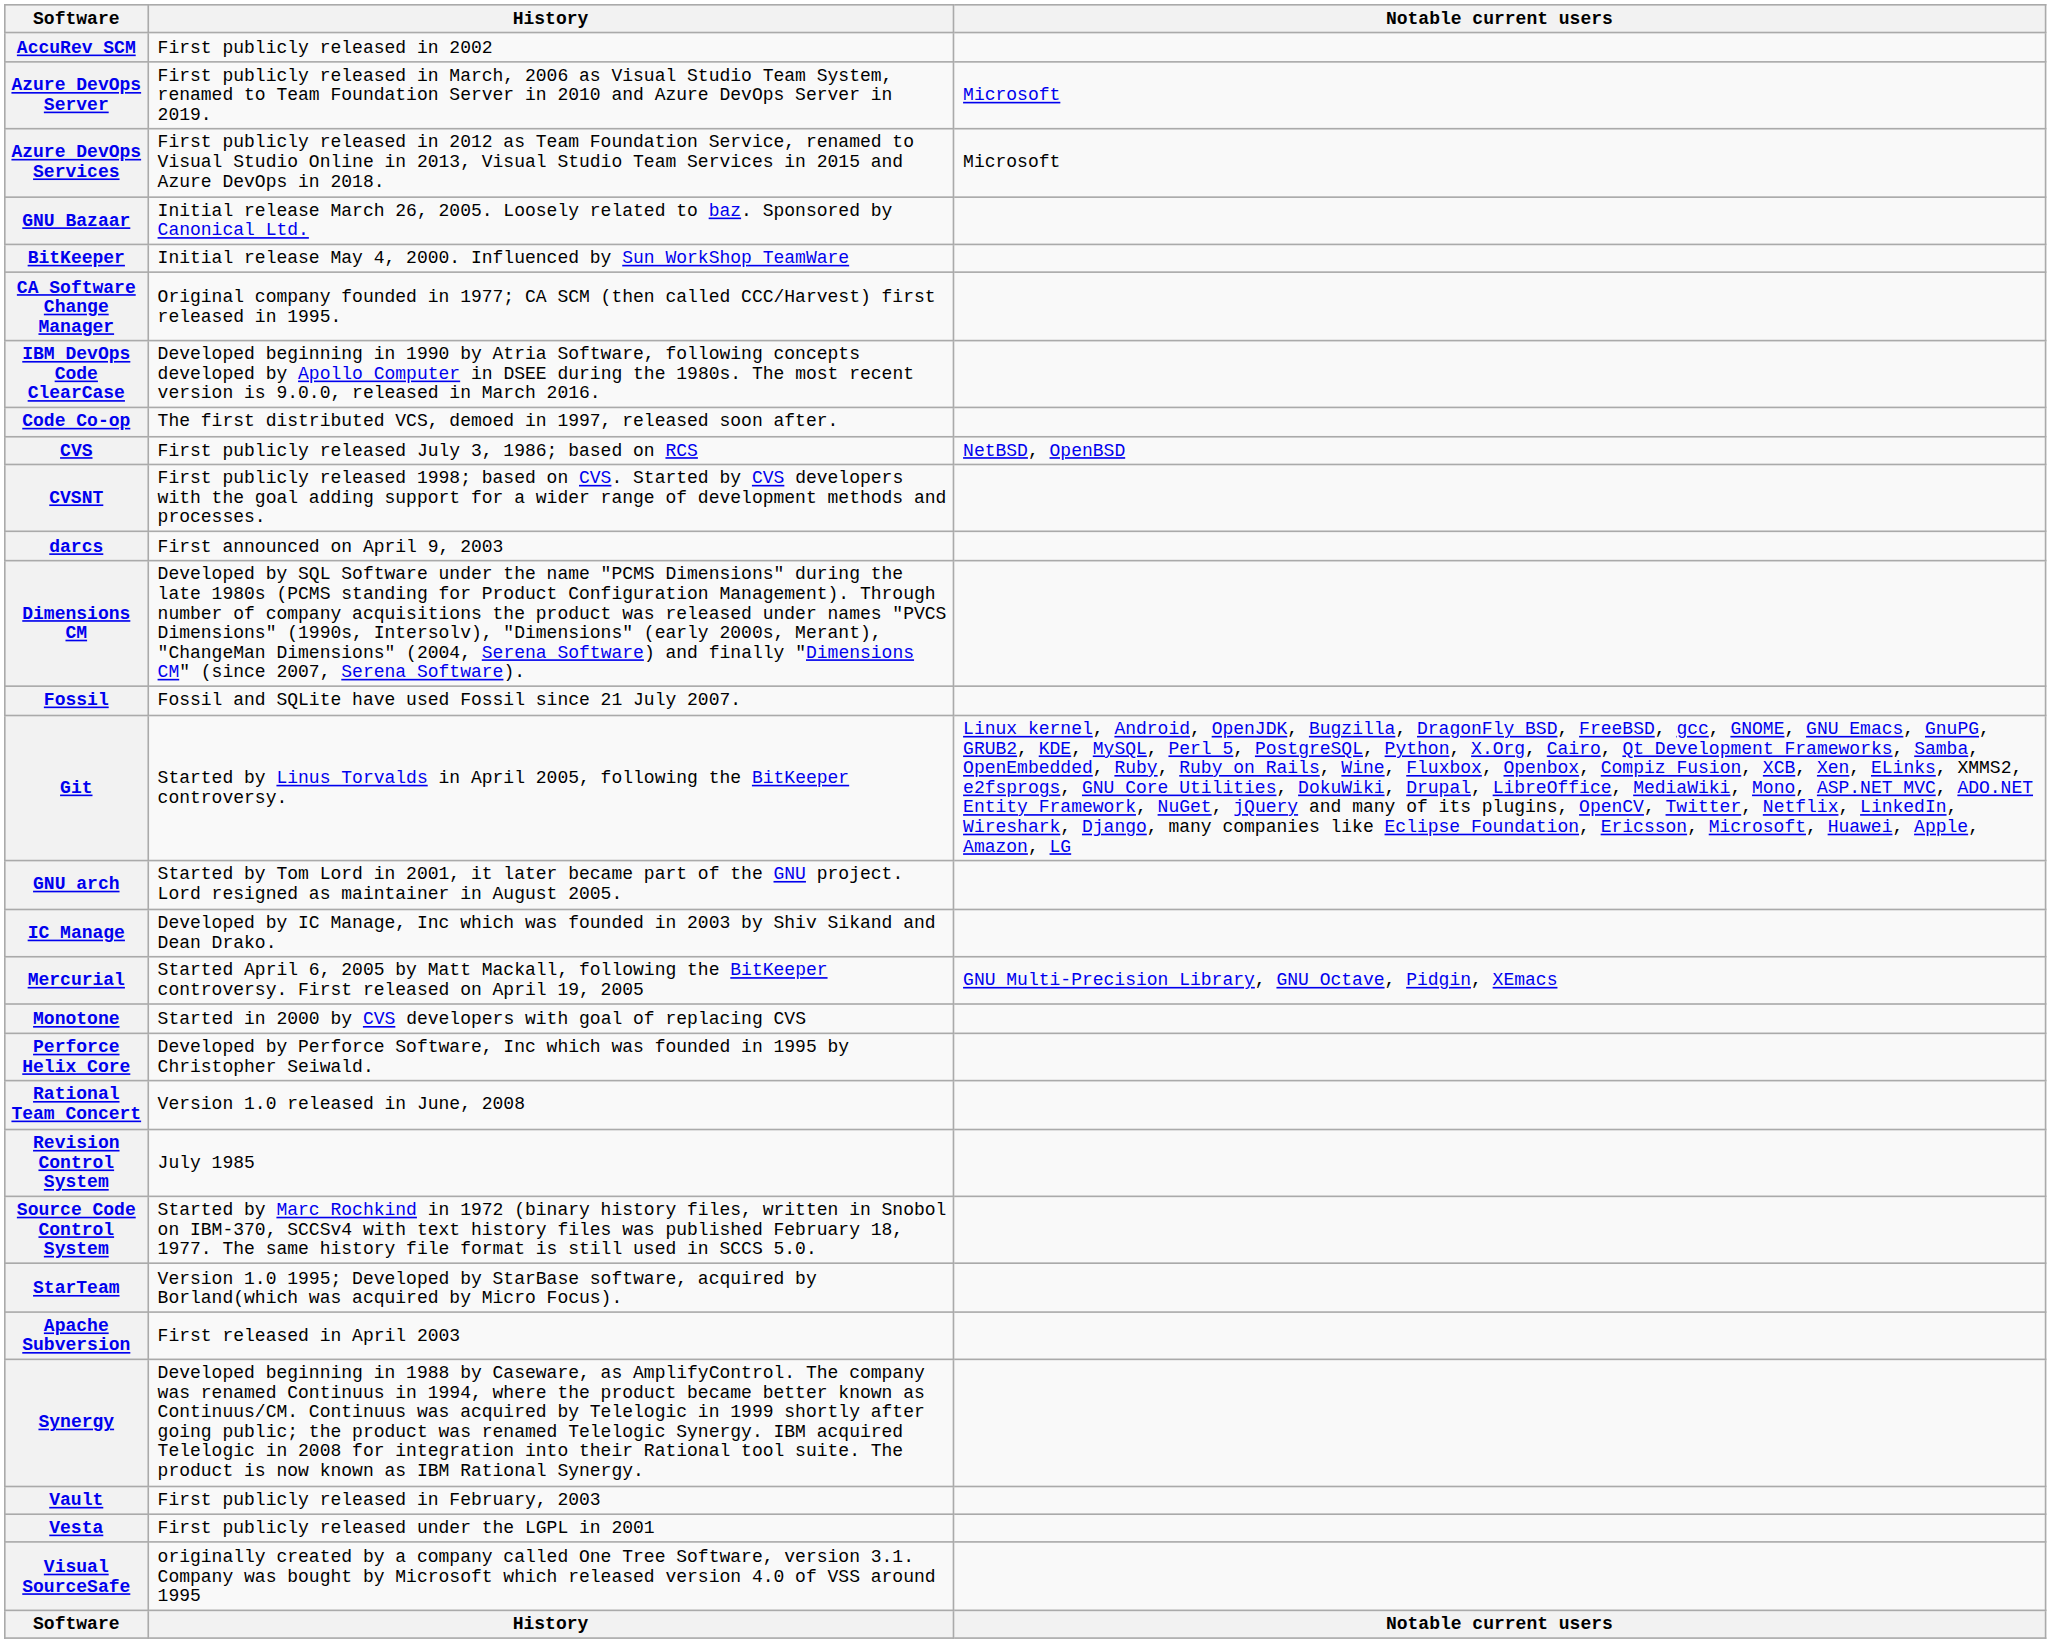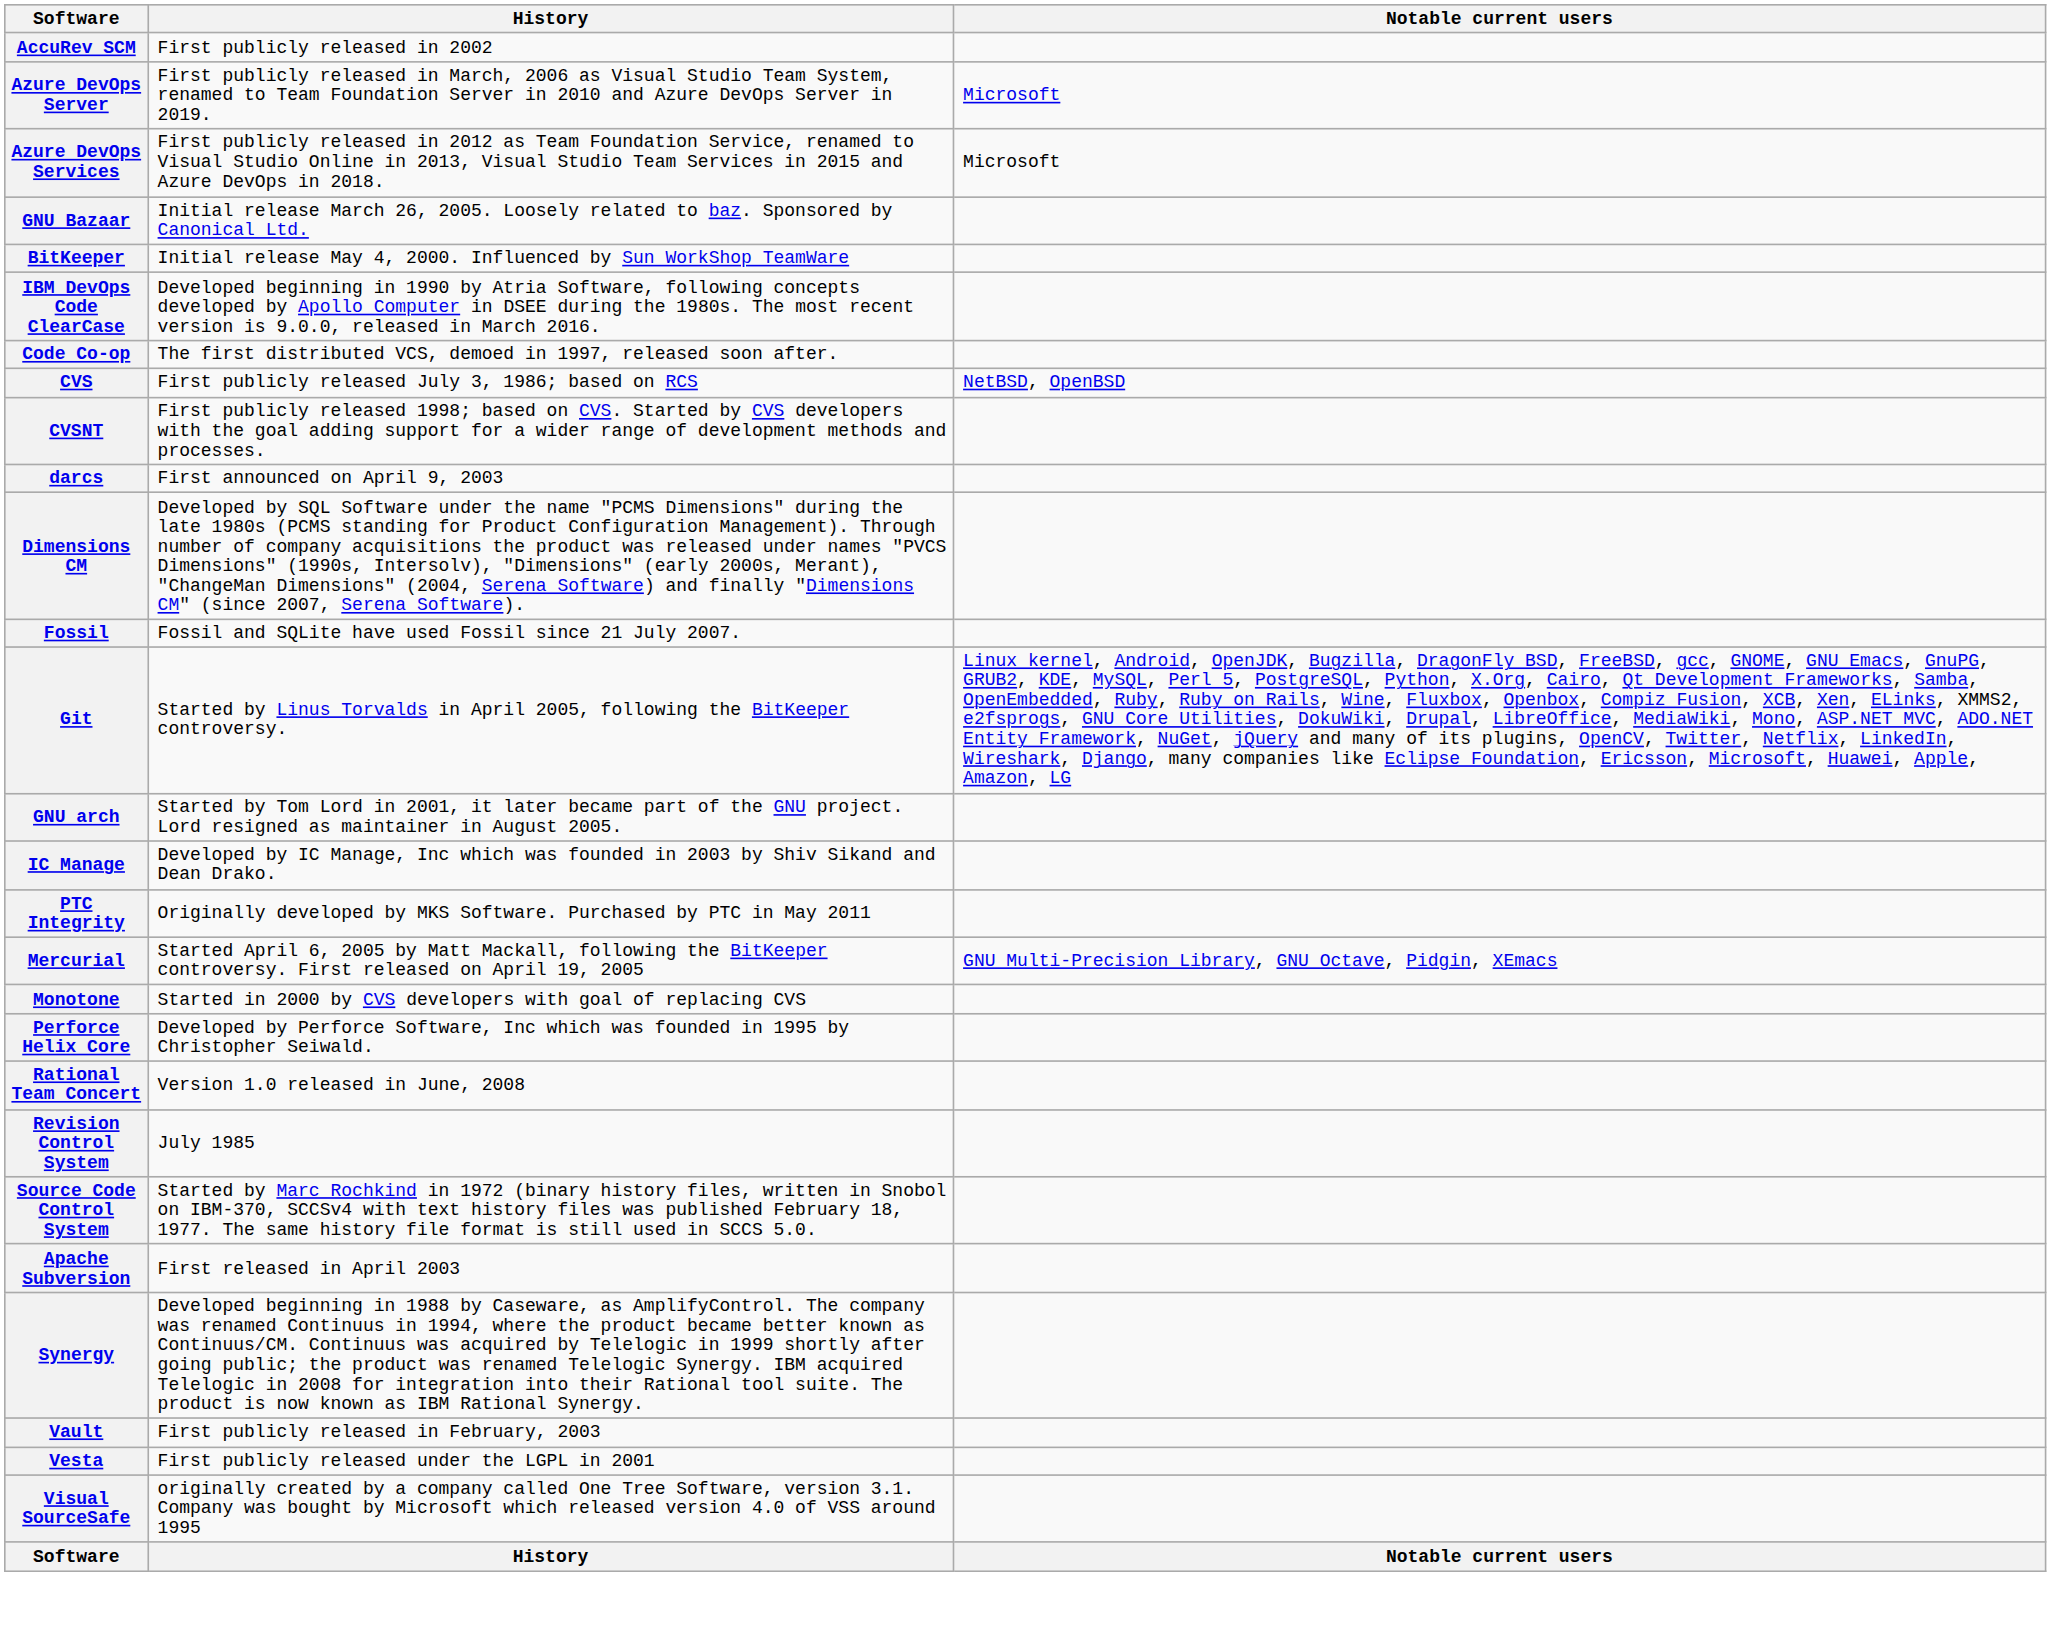- row: (76, 307)
+ row: (76, 913)
- row: (76, 1288)
